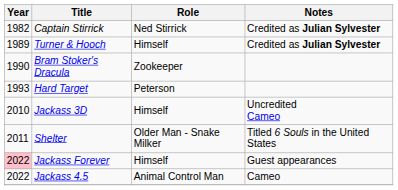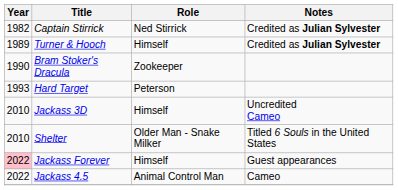(18, 138) 2011 -> (18, 138) 2010
